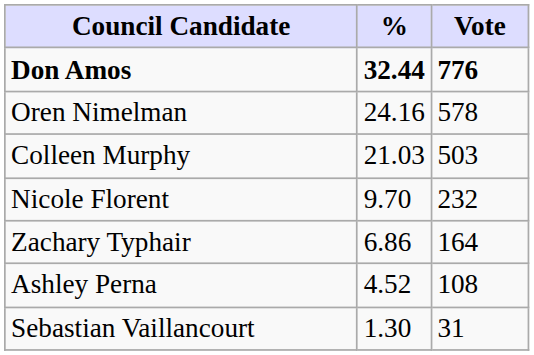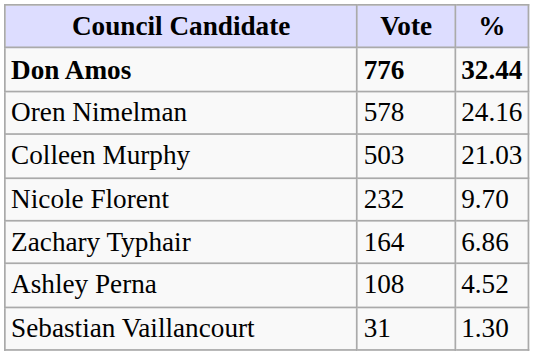columns swapped: (480, 26) <-> (394, 26)
